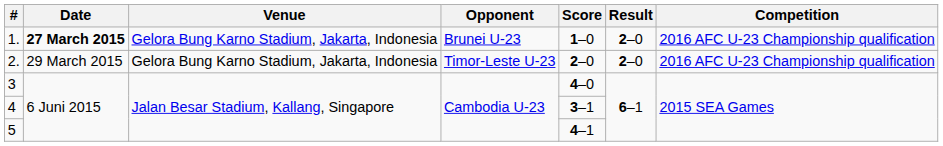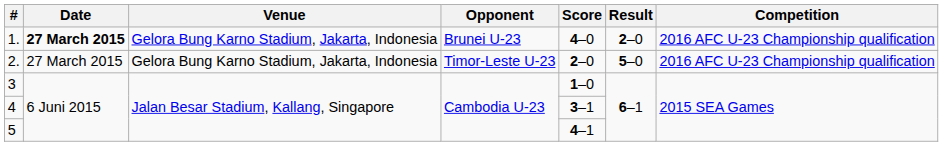(582, 38) 1–0 -> (582, 38) 4–0
(74, 61) 29 March 2015 -> (74, 61) 27 March 2015
(631, 61) 2–0 -> (631, 61) 5–0
(582, 84) 4–0 -> (582, 84) 1–0
